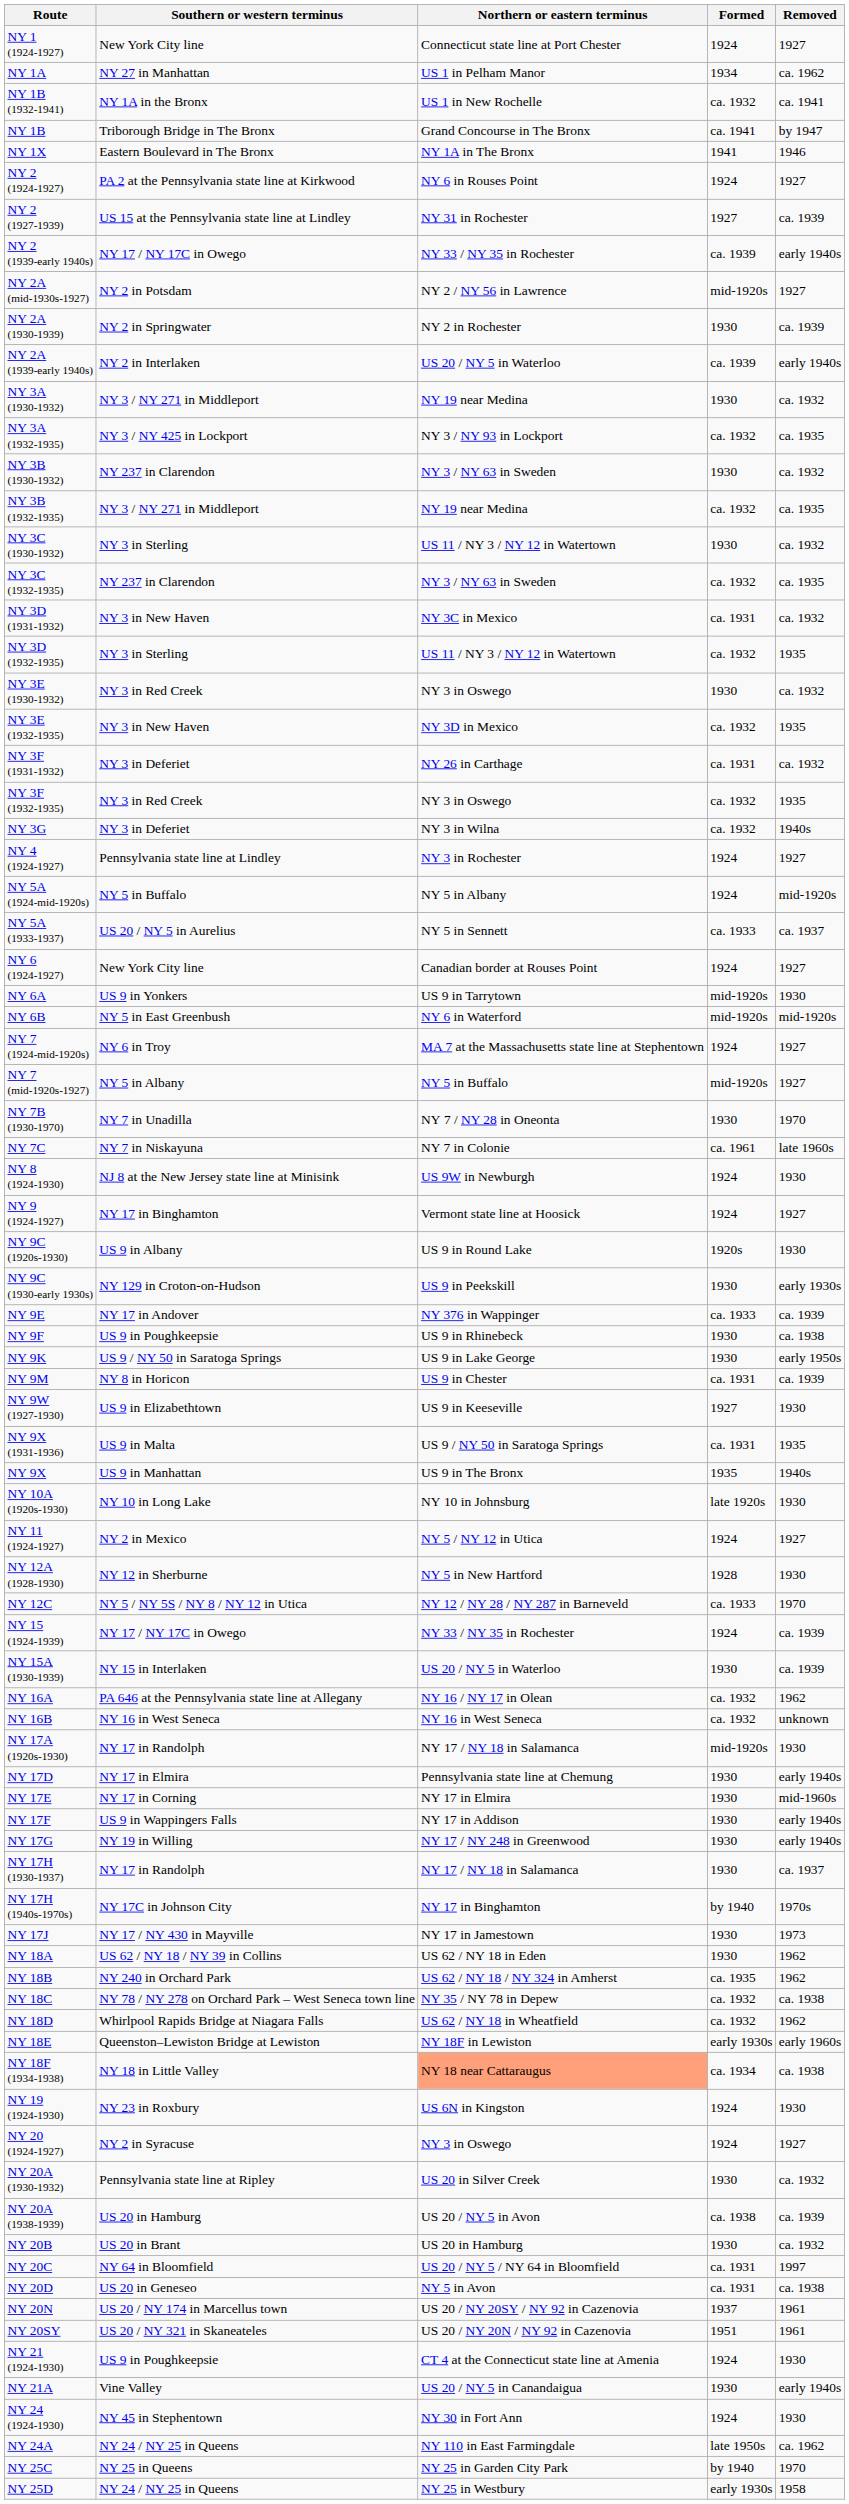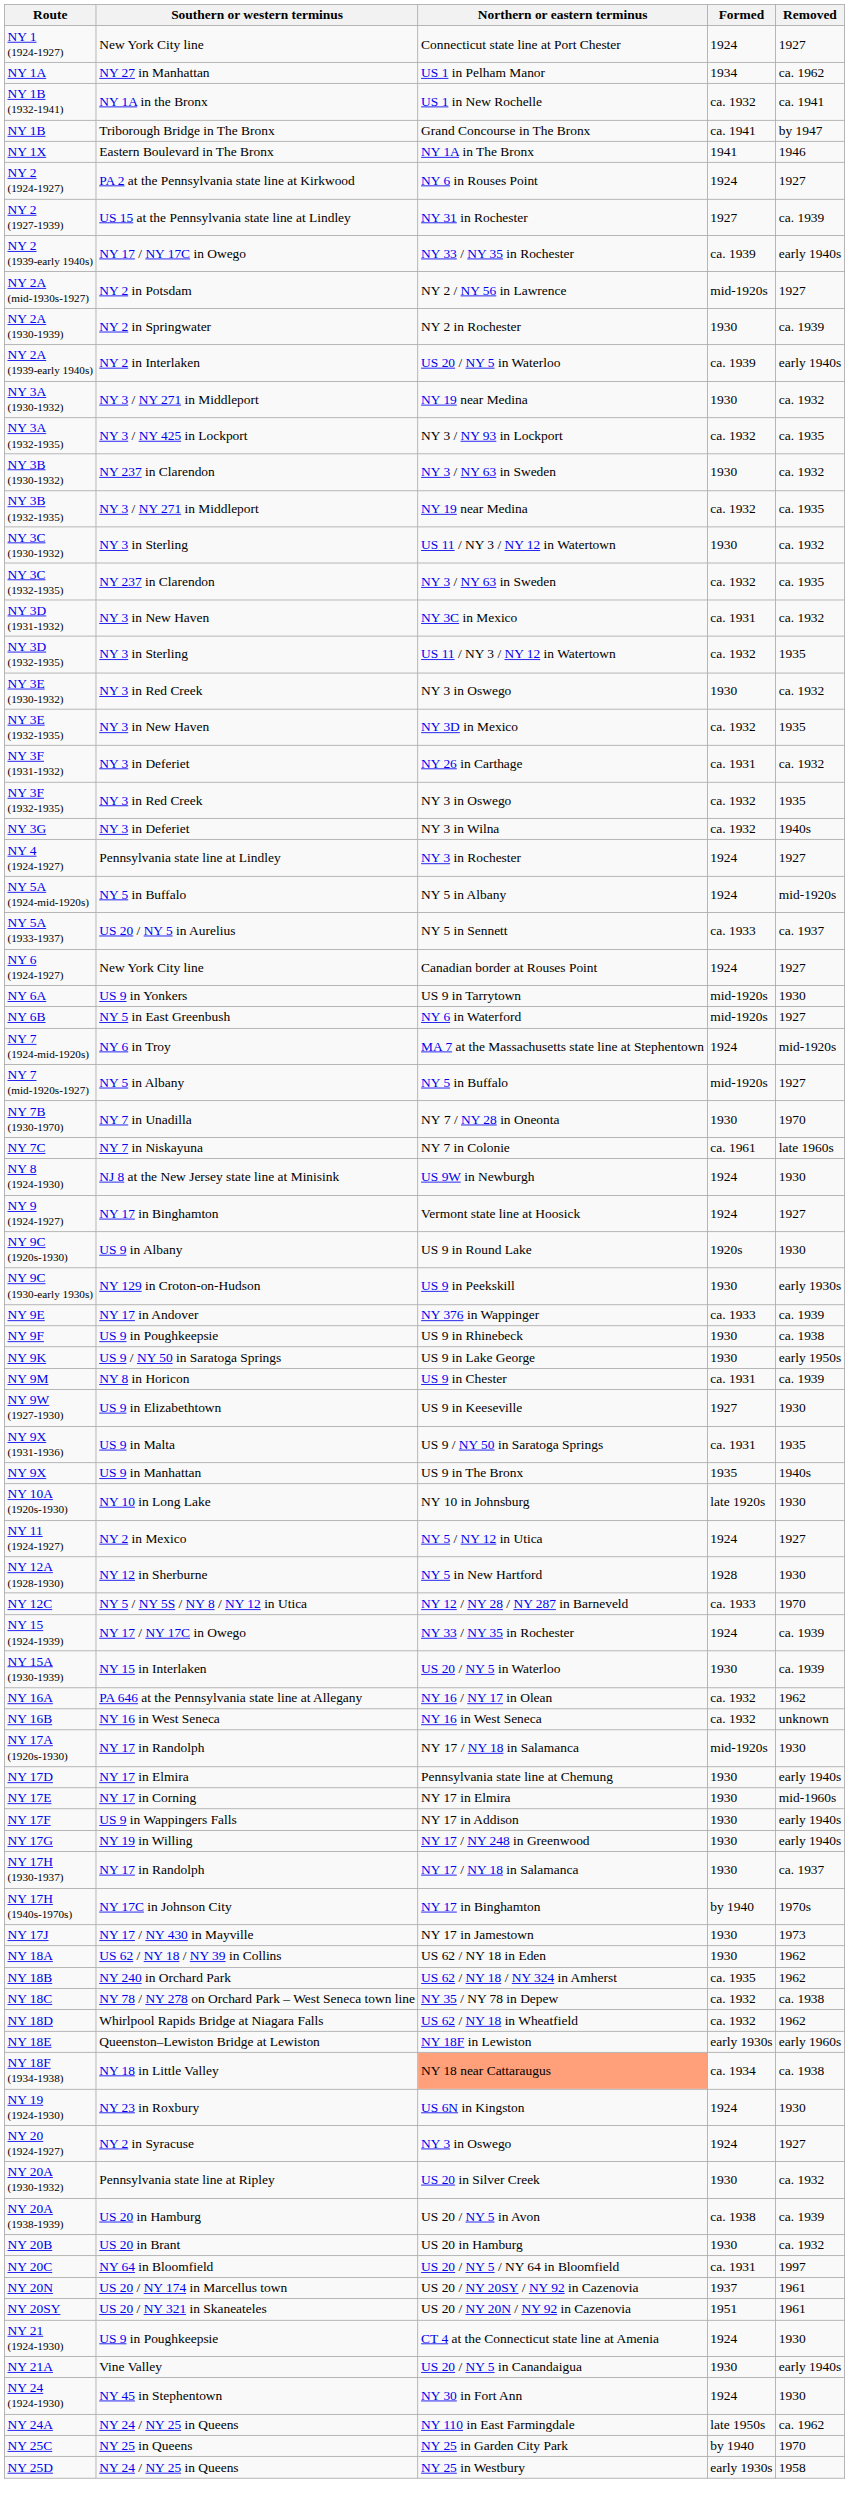(808, 1017) mid-1920s -> (792, 1017) 1927
(792, 1046) 1927 -> (808, 1046) mid-1920s
- row: (30, 2287)
